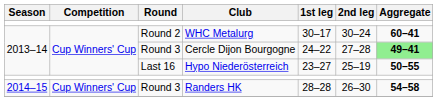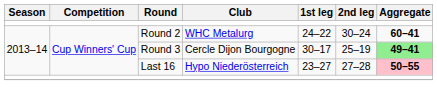(317, 34) 30–17 -> (317, 34) 24–22
(317, 50) 24–22 -> (317, 50) 30–17
(356, 50) 27–28 -> (356, 50) 25–19
(356, 67) 25–19 -> (356, 67) 27–28
(405, 67) no background -> (405, 67) pink background
- row: (161, 88)
